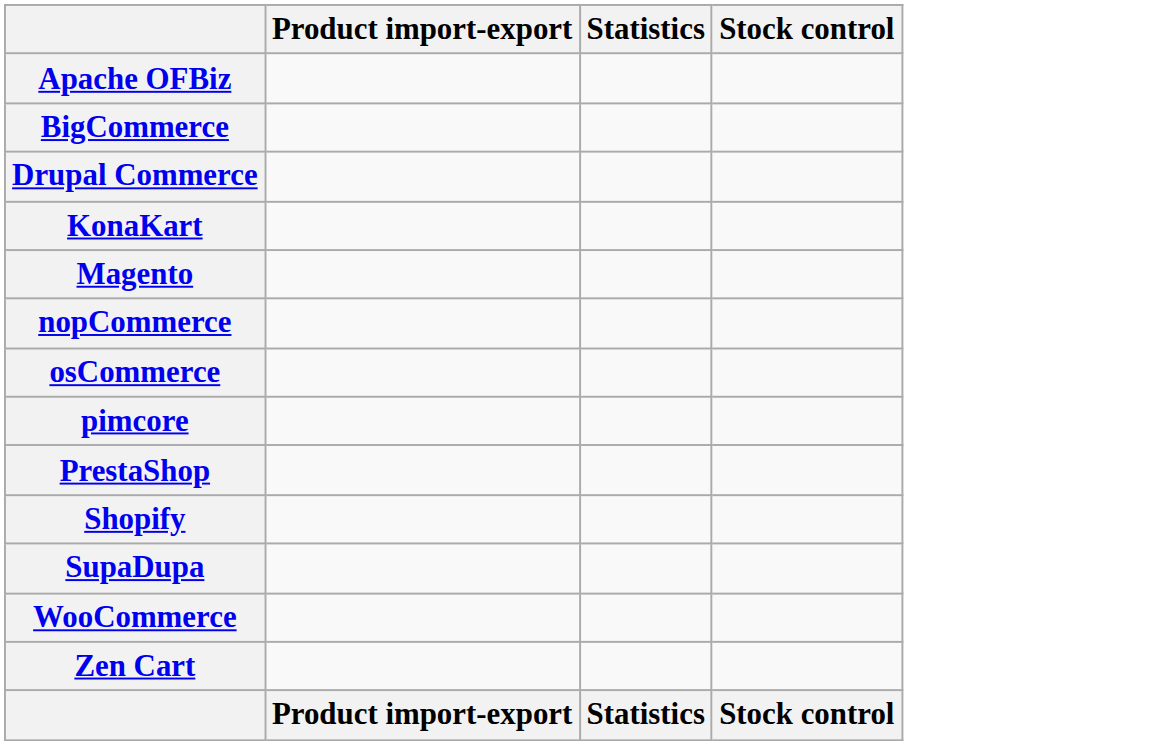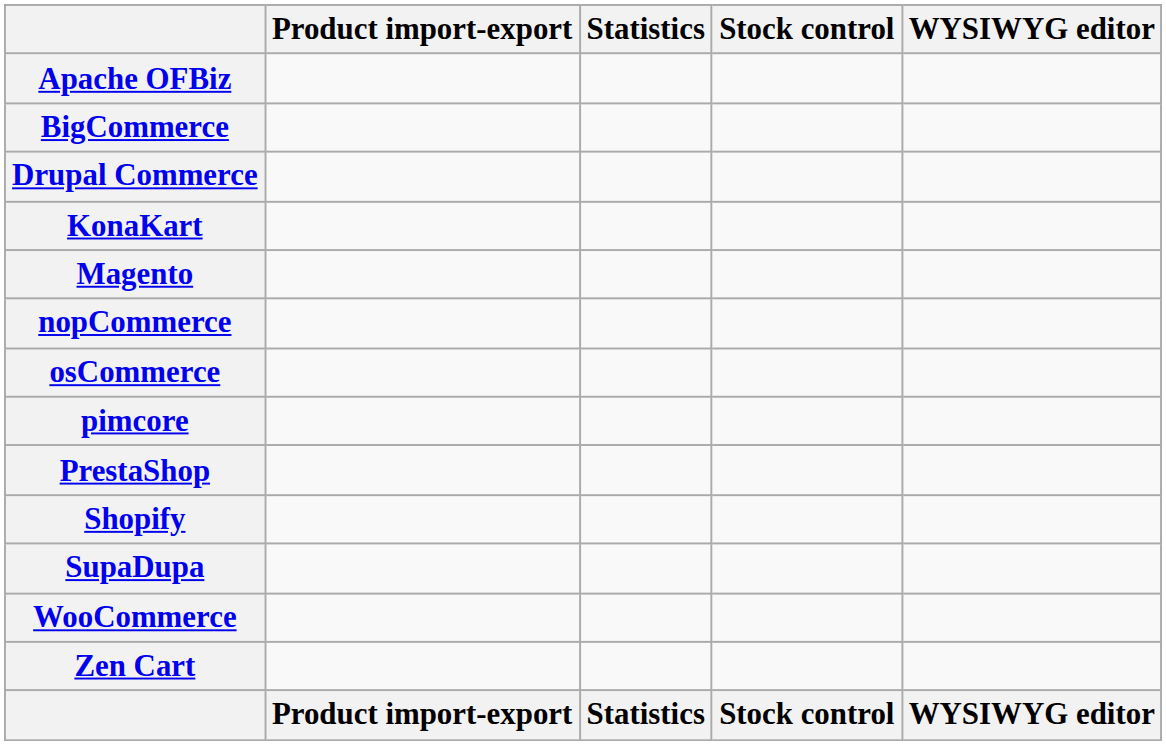+ column: (1032, 28)
